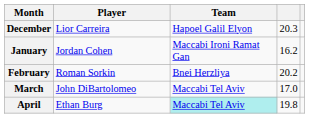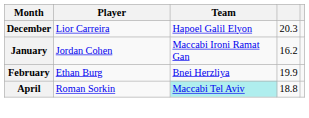(85, 72) Roman Sorkin -> (79, 72) Ethan Burg
(289, 72) 20.2 -> (289, 72) 19.9
- row: (29, 89)
(79, 105) Ethan Burg -> (85, 89) Roman Sorkin
(289, 105) 19.8 -> (289, 89) 18.8
